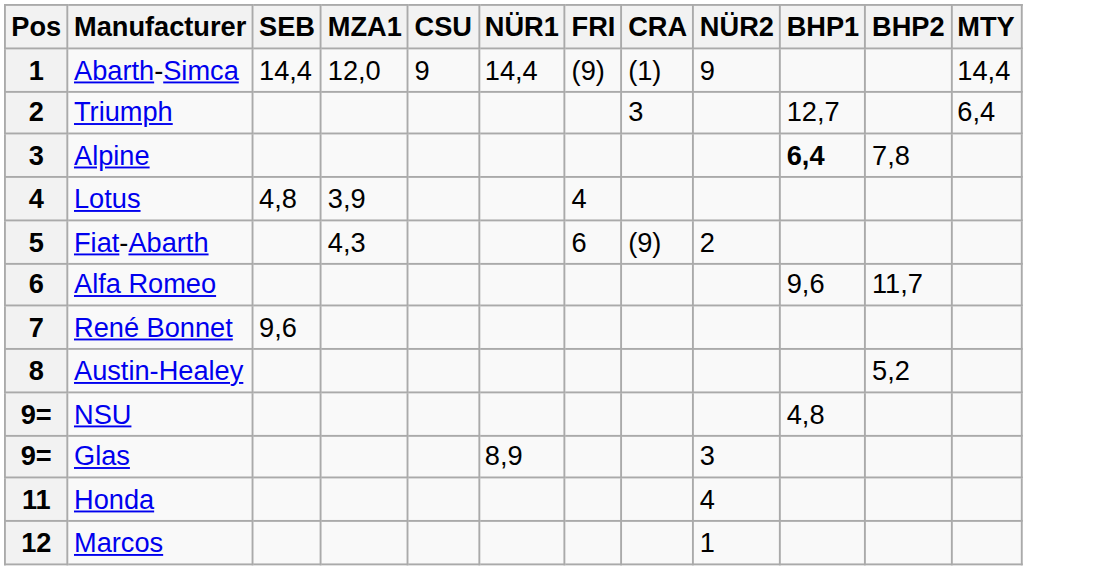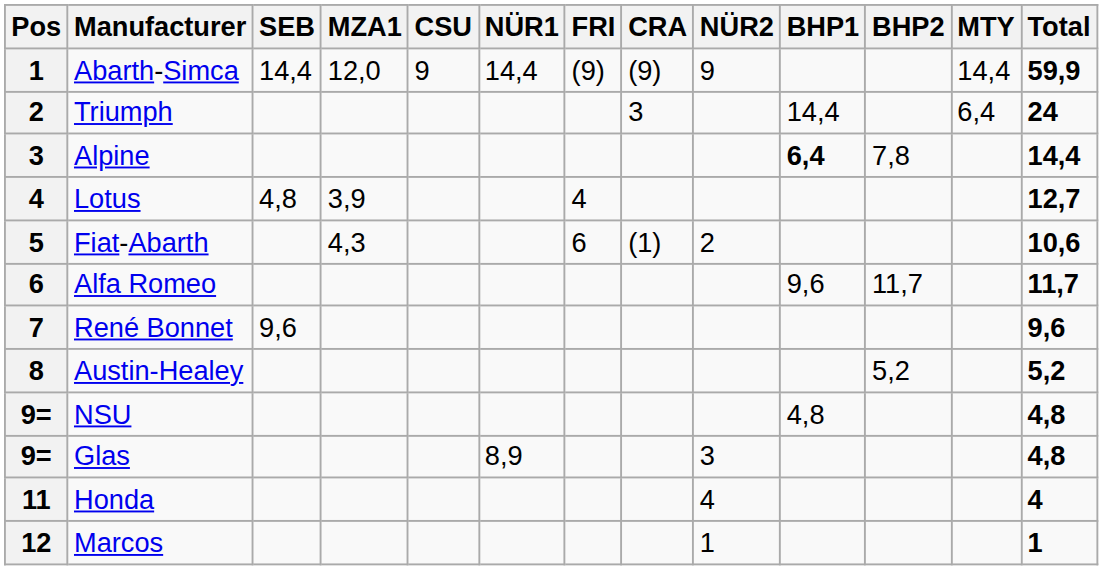+ column: (1059, 27)
(645, 70) (1) -> (645, 70) (9)
(813, 113) 12,7 -> (813, 113) 14,4
(645, 242) (9) -> (645, 242) (1)
